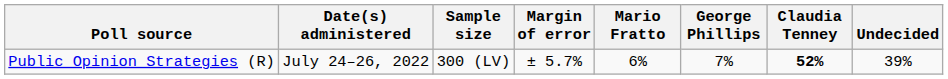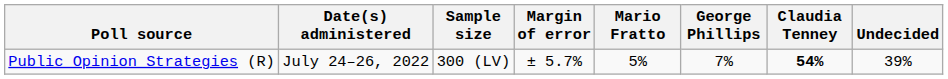(638, 61) 6% -> (638, 61) 5%
(810, 61) 52% -> (810, 61) 54%
